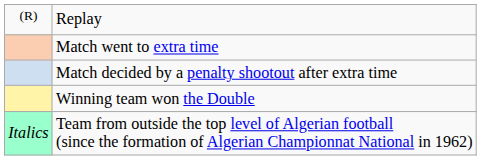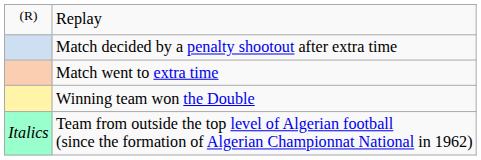rows swapped: (137, 47) <-> (227, 72)
